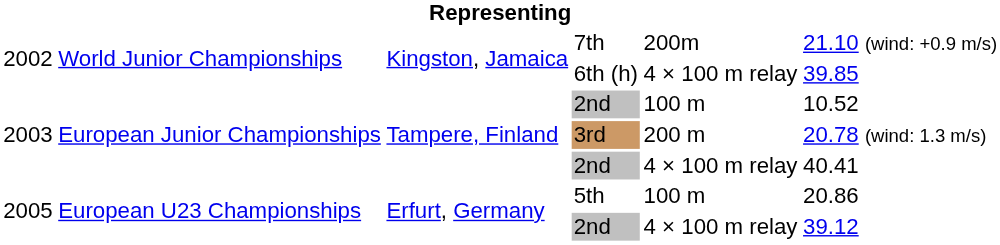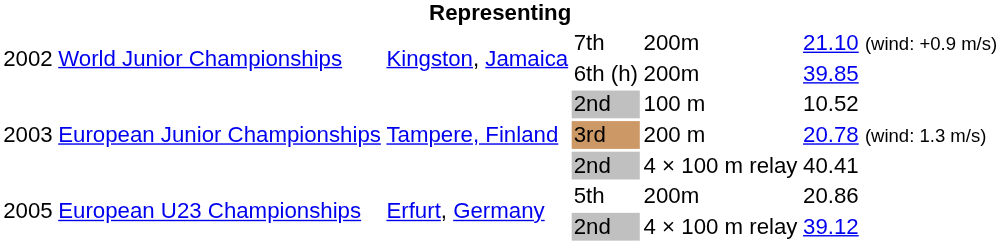(721, 73) 4 × 100 m relay -> (671, 73) 200m
(674, 195) 100 m -> (671, 195) 200m
